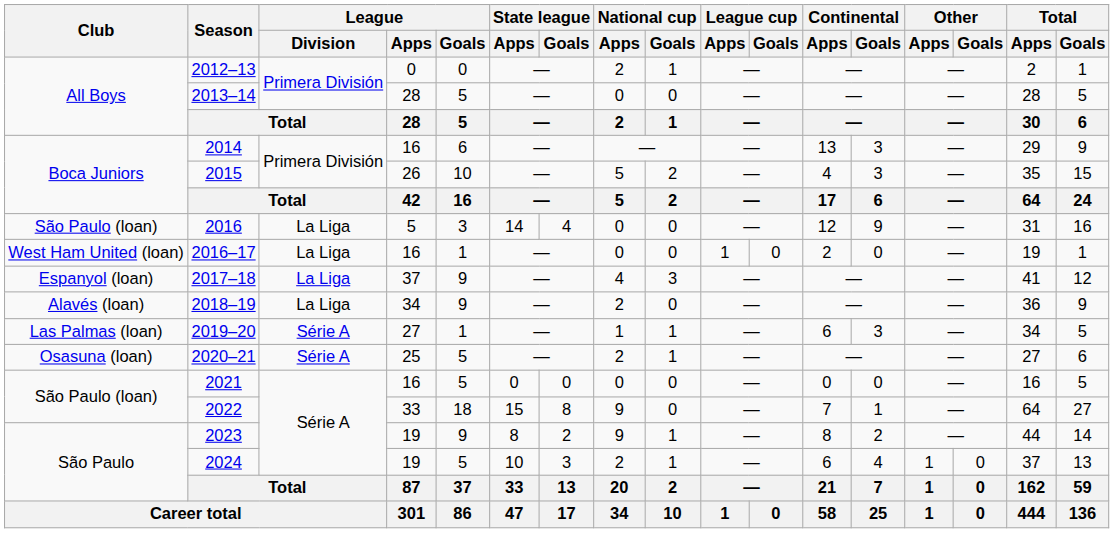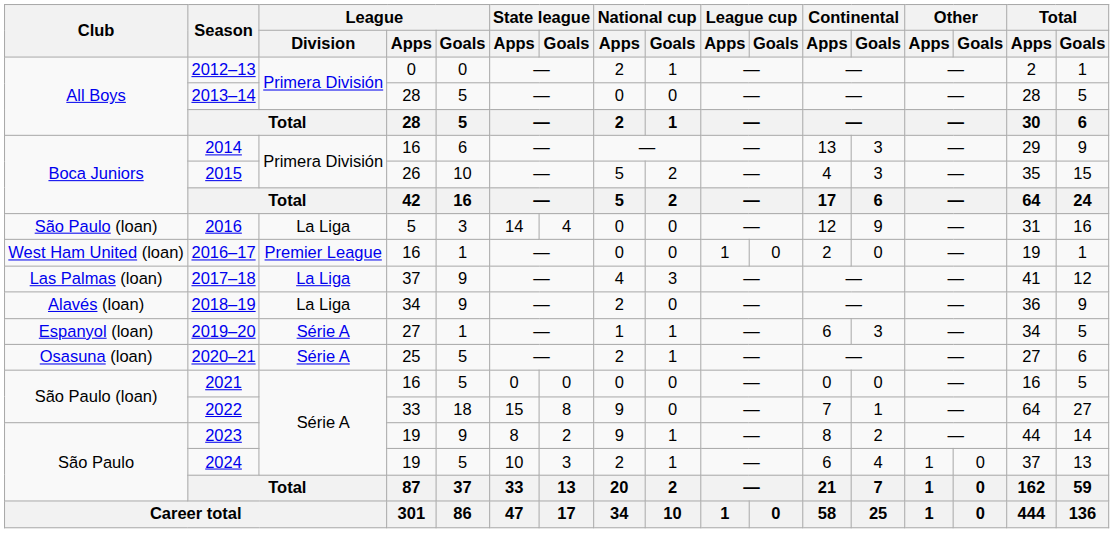(323, 252) La Liga -> (323, 252) Premier League
(96, 278) Espanyol (loan) -> (96, 278) Las Palmas (loan)
(96, 331) Las Palmas (loan) -> (96, 331) Espanyol (loan)
